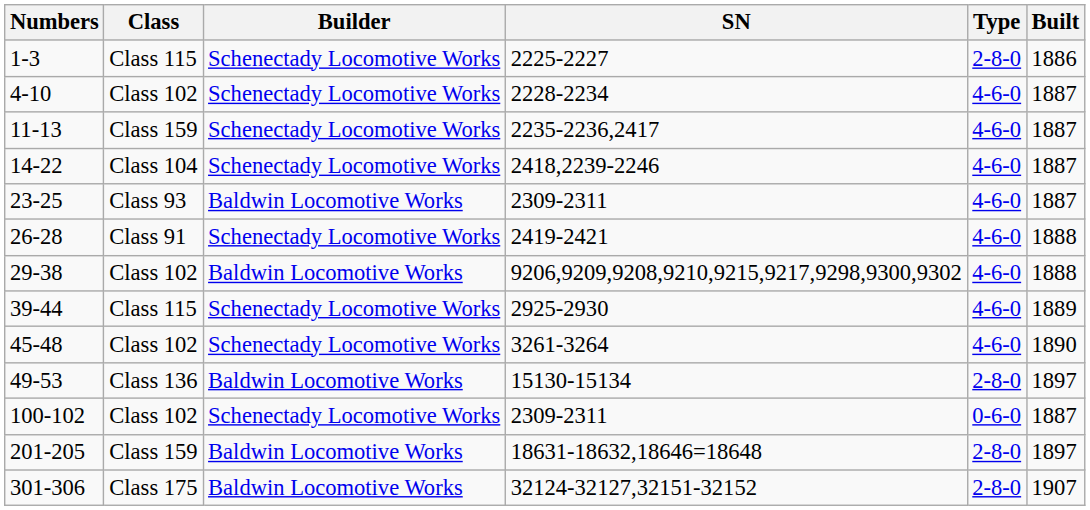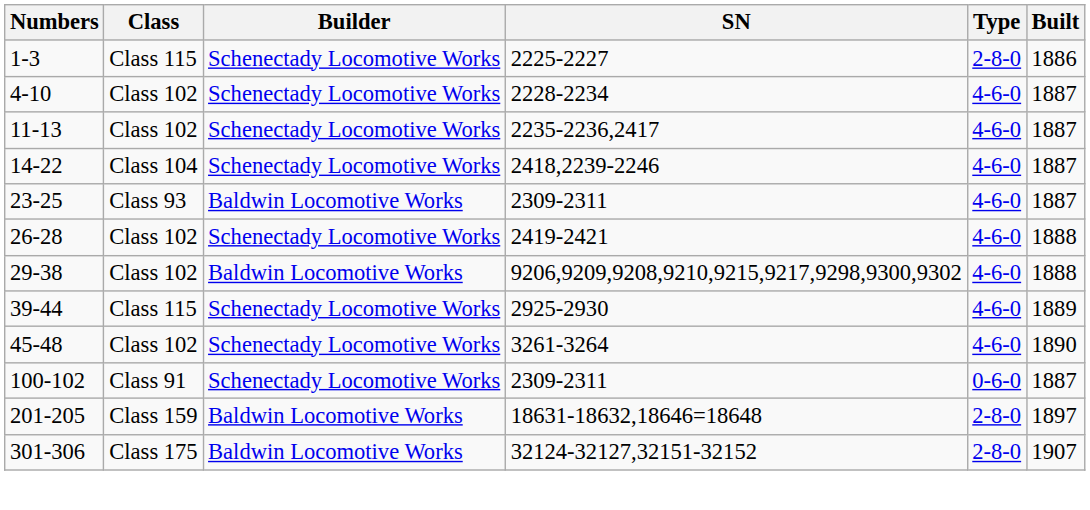(153, 129) Class 159 -> (153, 129) Class 102
(148, 237) Class 91 -> (153, 237) Class 102
- row: (36, 380)
(153, 415) Class 102 -> (148, 380) Class 91
